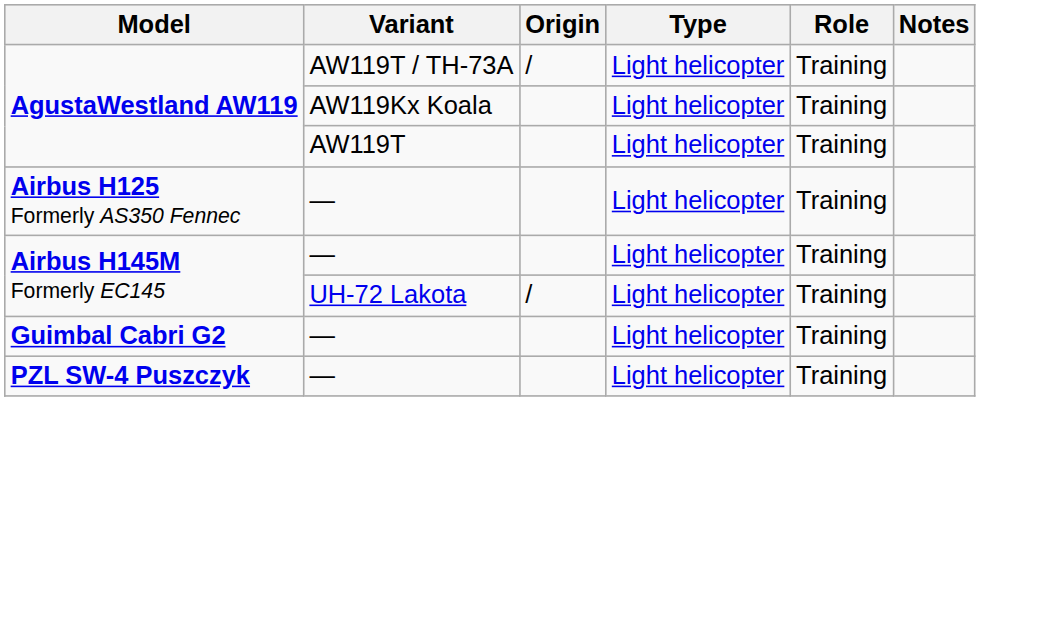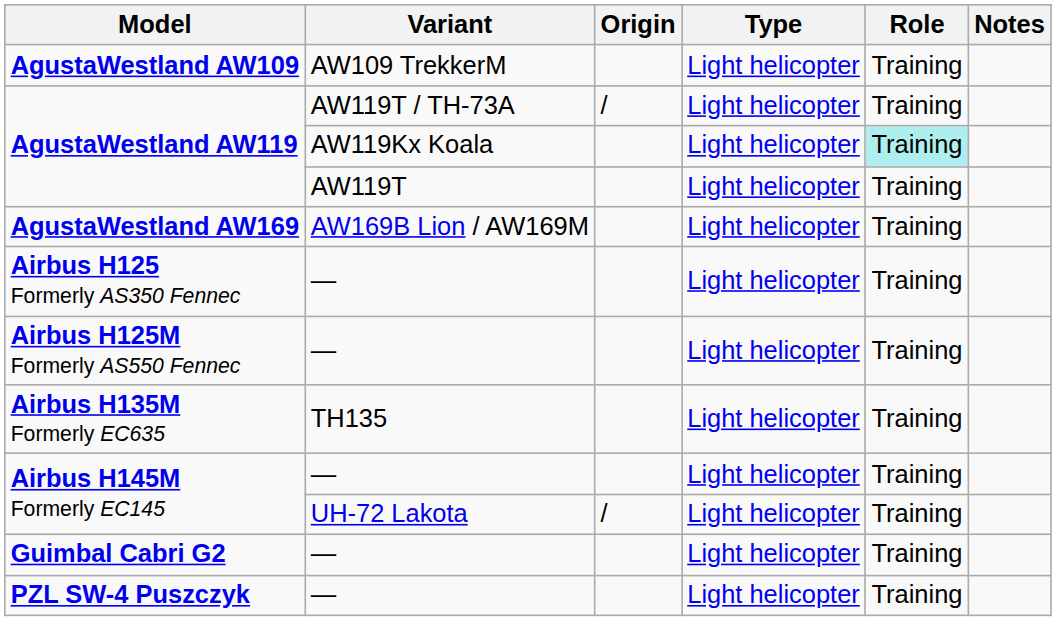+ row: (155, 65)
(842, 105) no background -> (917, 145) paleturquoise background
+ row: (155, 226)
+ row: (126, 350)
+ row: (95, 418)
